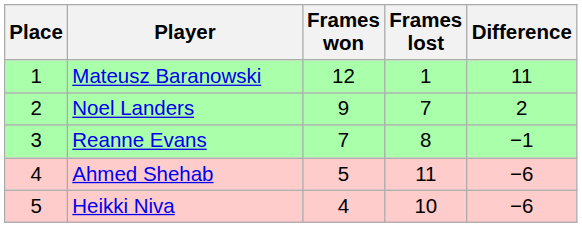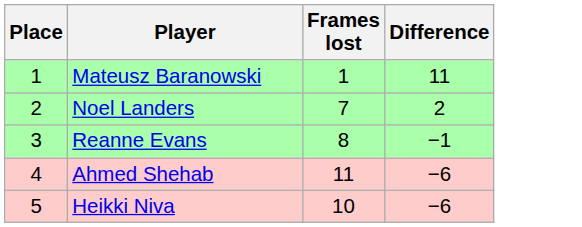- column: (343, 32)
